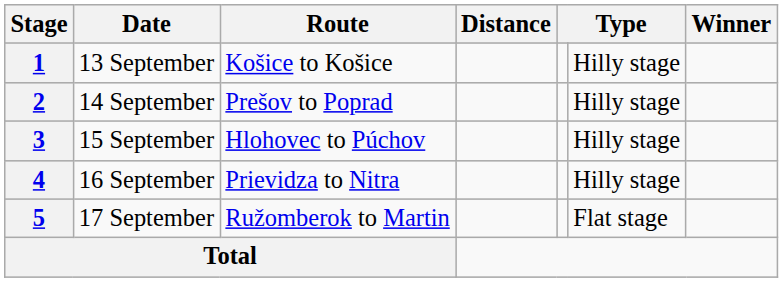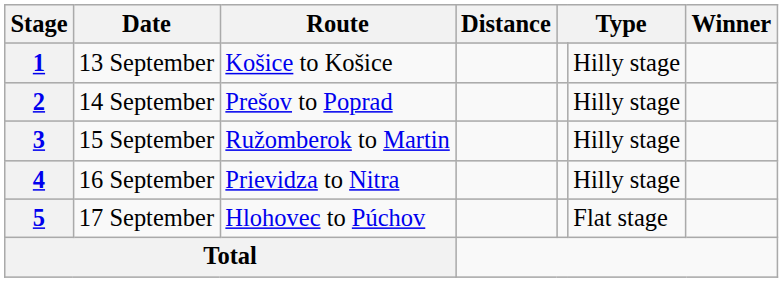(325, 140) Hlohovec to Púchov -> (338, 140) Ružomberok to Martin
(338, 218) Ružomberok to Martin -> (325, 218) Hlohovec to Púchov
